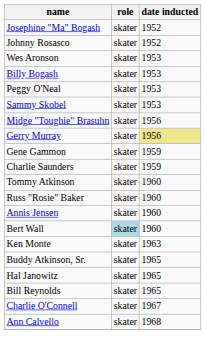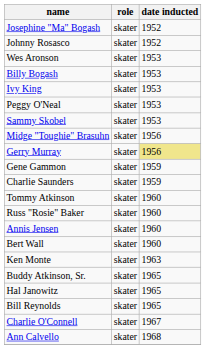+ row: (24, 89)
(125, 228) lightblue background -> (125, 244) no background
